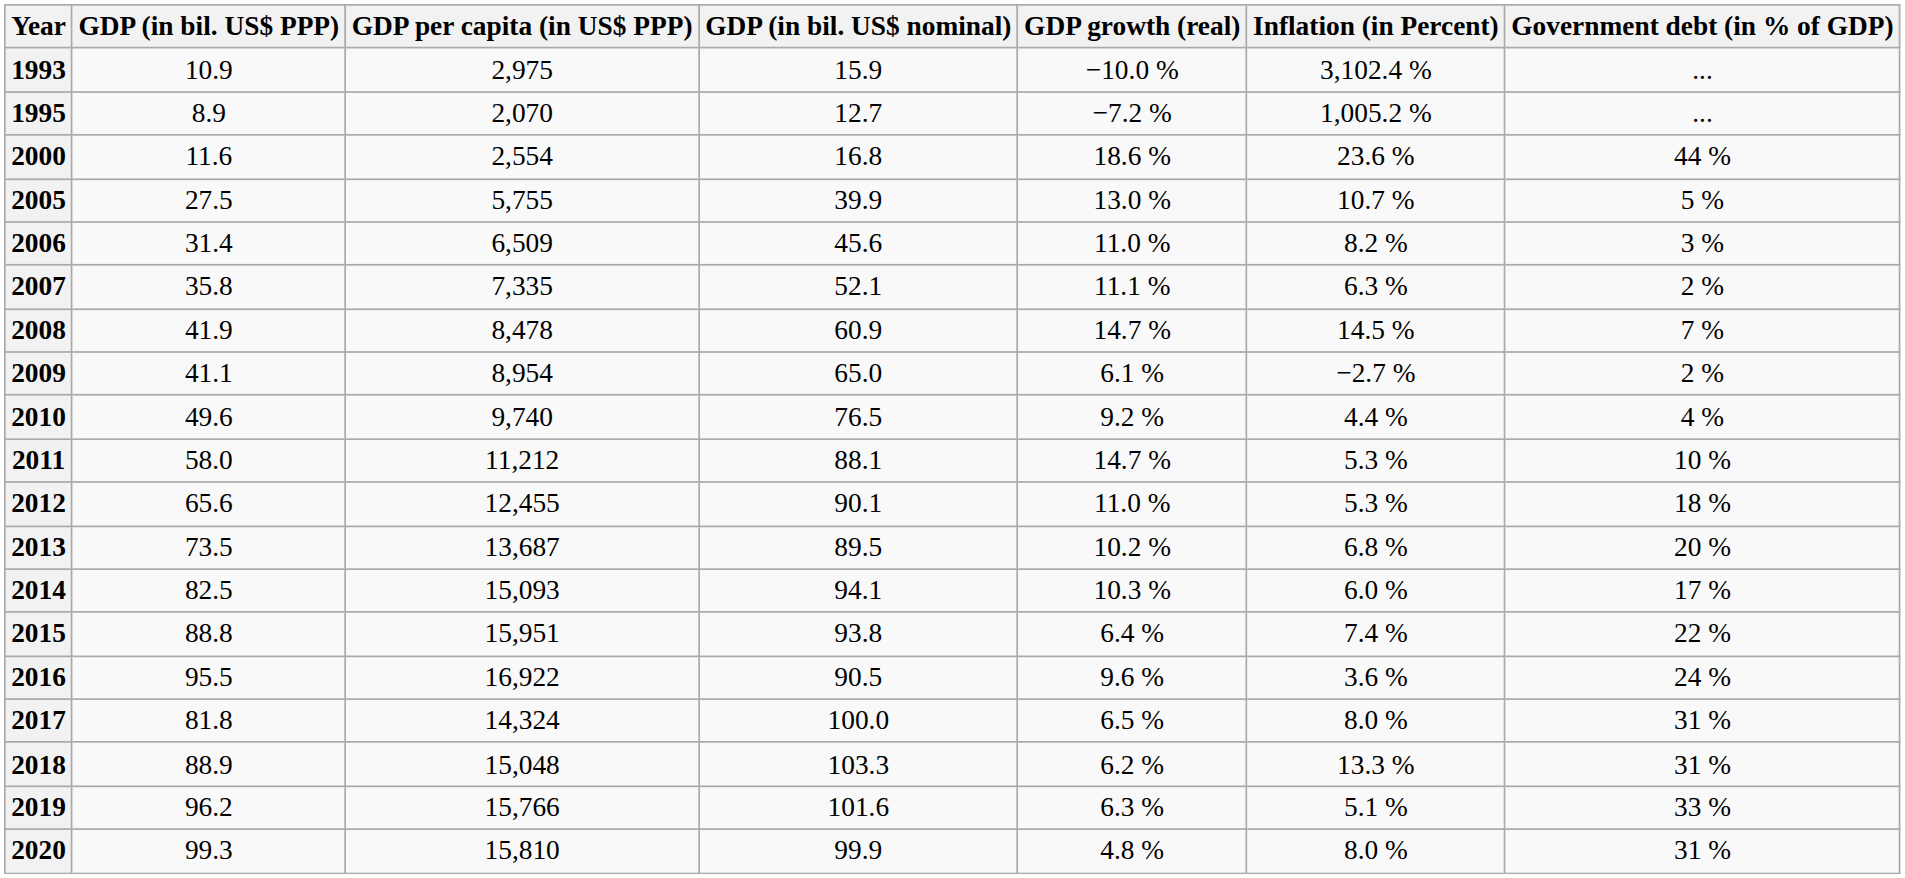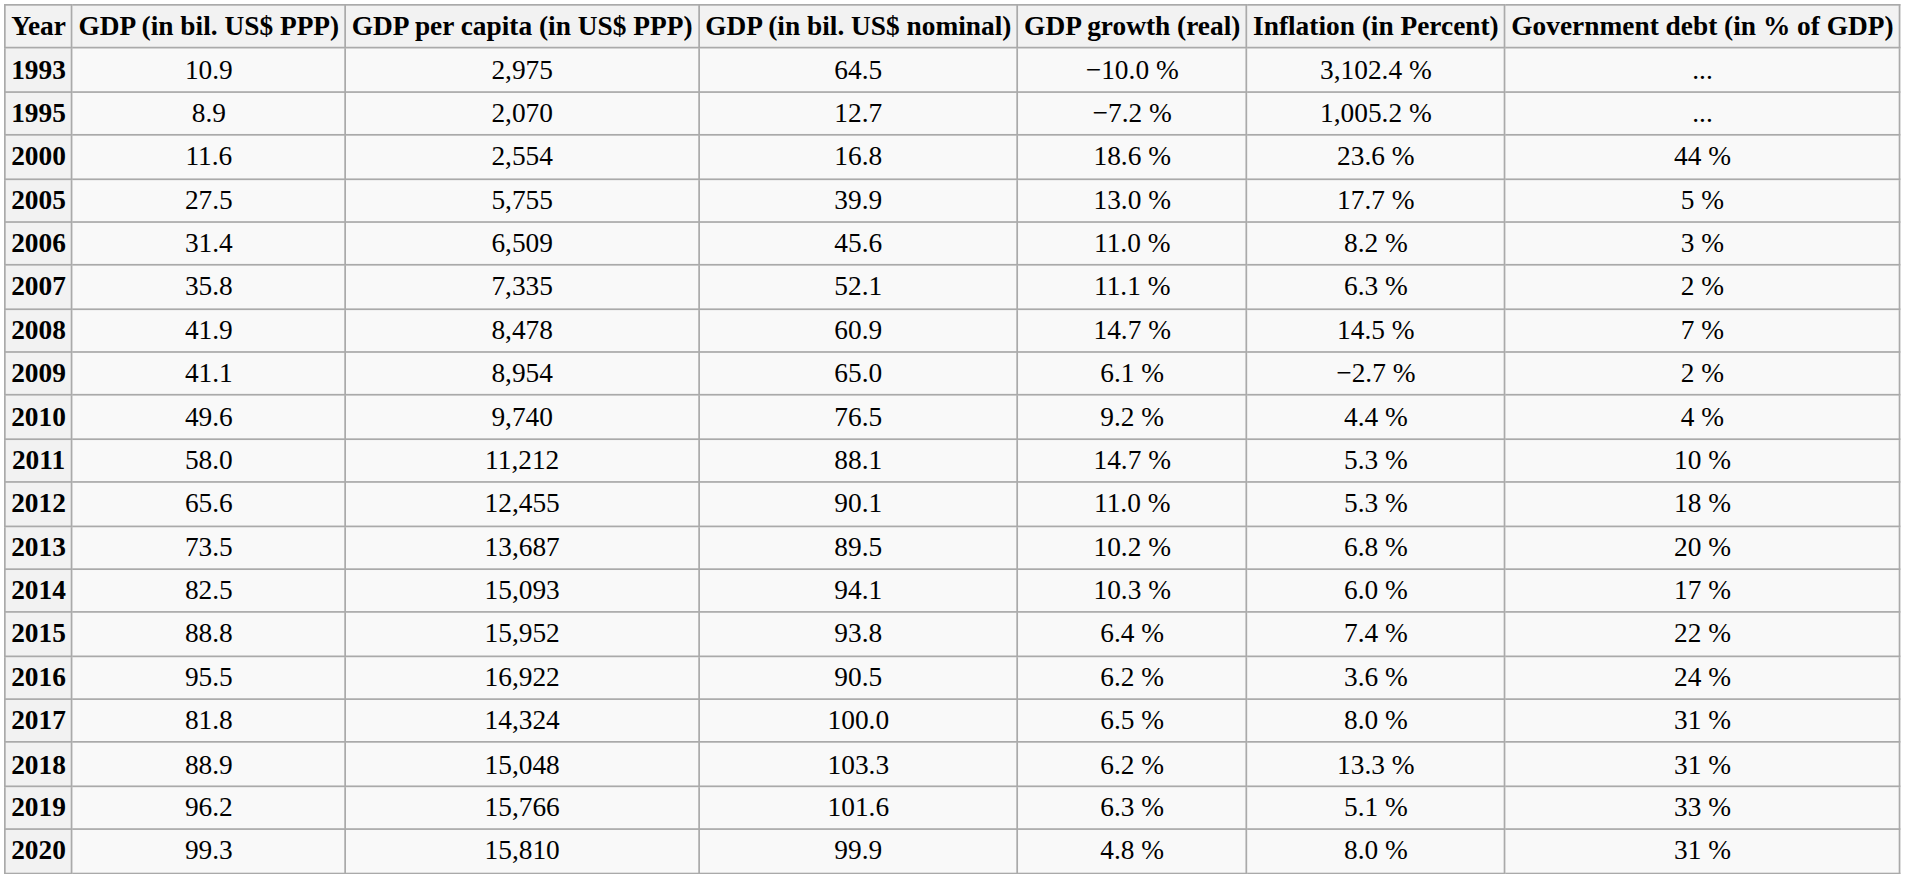(858, 69) 15.9 -> (858, 69) 64.5
(1376, 199) 10.7 % -> (1376, 199) 17.7 %
(522, 633) 15,951 -> (522, 633) 15,952
(1132, 677) 9.6 % -> (1132, 677) 6.2 %
